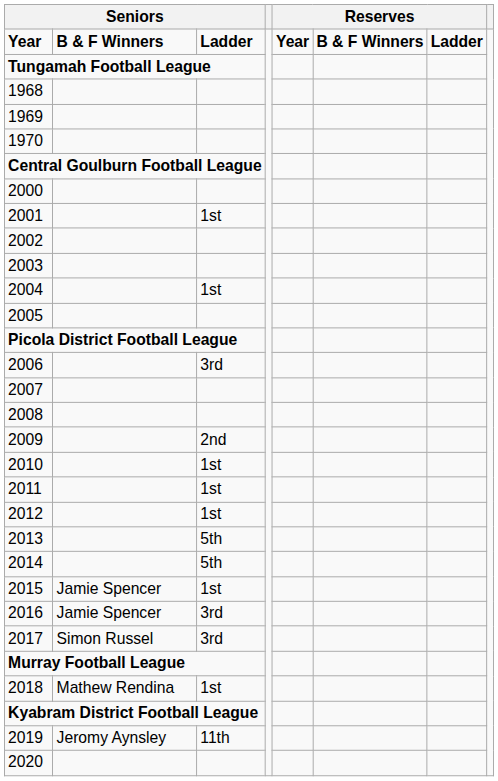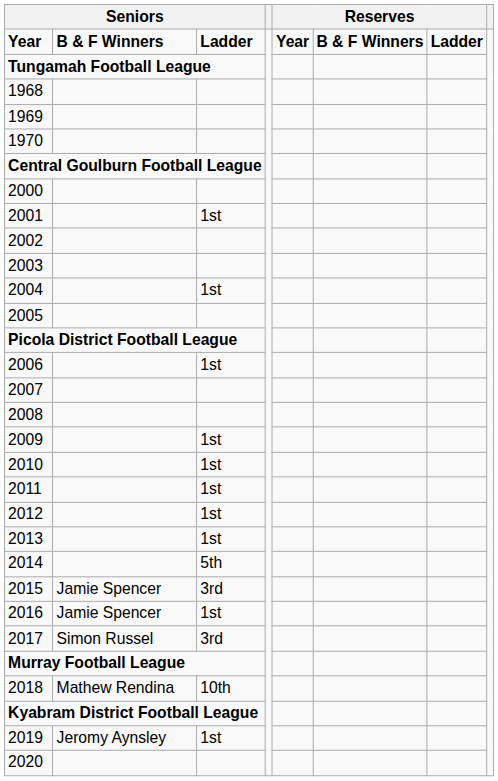(212, 365) 3rd -> (211, 365) 1st
(213, 439) 2nd -> (211, 439) 1st
(211, 539) 5th -> (211, 539) 1st
(211, 588) 1st -> (212, 588) 3rd
(212, 613) 3rd -> (211, 613) 1st
(211, 688) 1st -> (216, 688) 10th
(215, 738) 11th -> (211, 738) 1st
